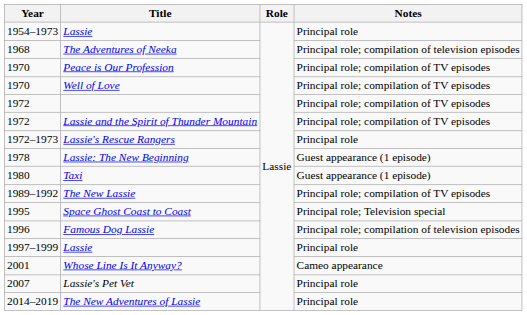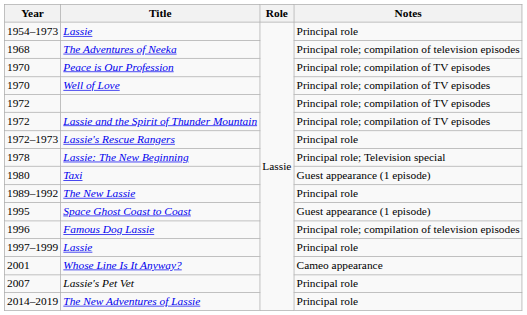(364, 157) Guest appearance (1 episode) -> (371, 157) Principal role; Television special
(393, 193) Principal role; compilation of TV episodes -> (327, 193) Principal role
(371, 211) Principal role; Television special -> (364, 211) Guest appearance (1 episode)
